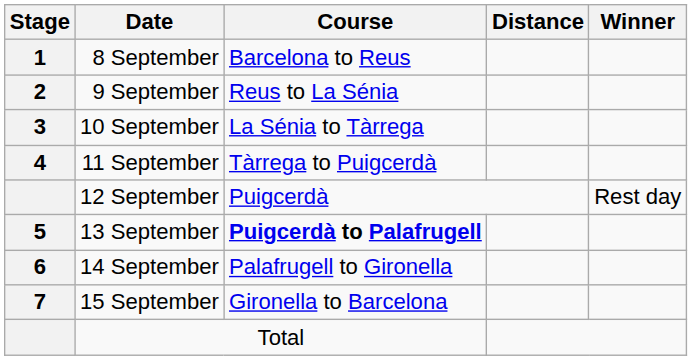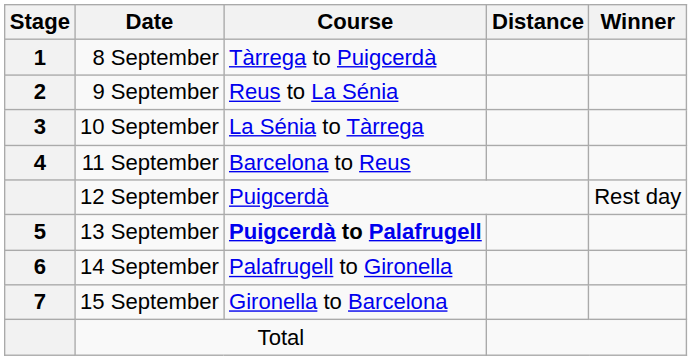(320, 57) Barcelona to Reus -> (333, 57) Tàrrega to Puigcerdà
(333, 162) Tàrrega to Puigcerdà -> (320, 162) Barcelona to Reus
